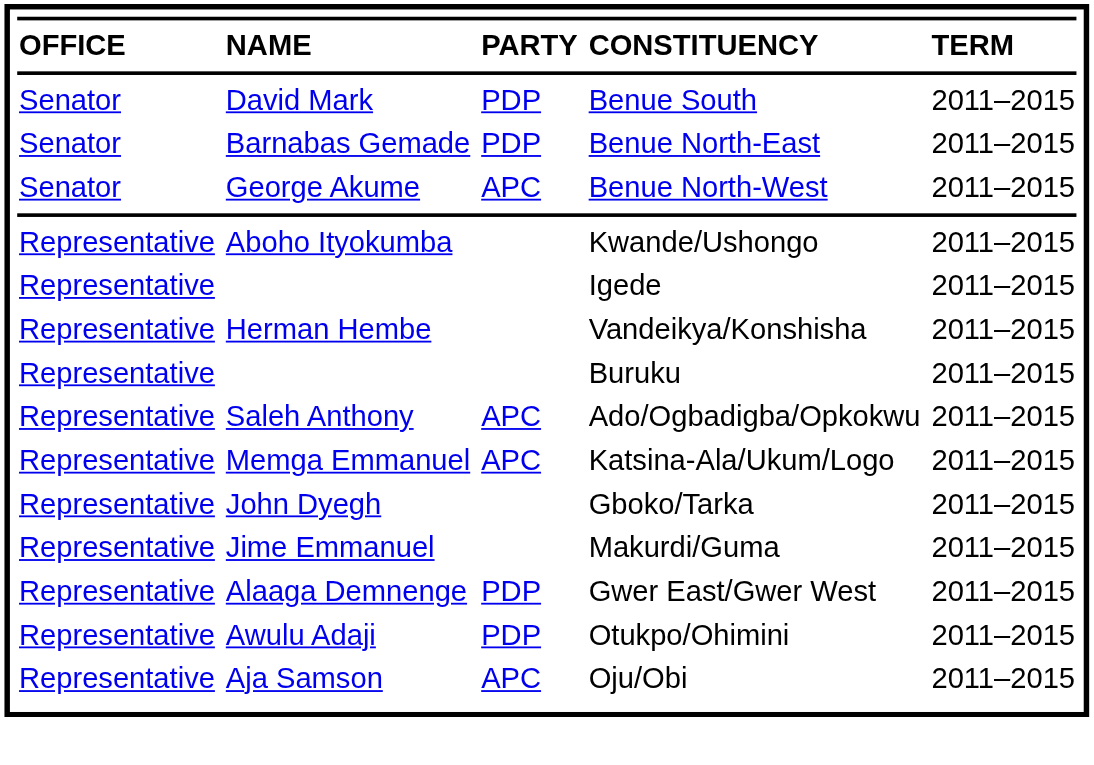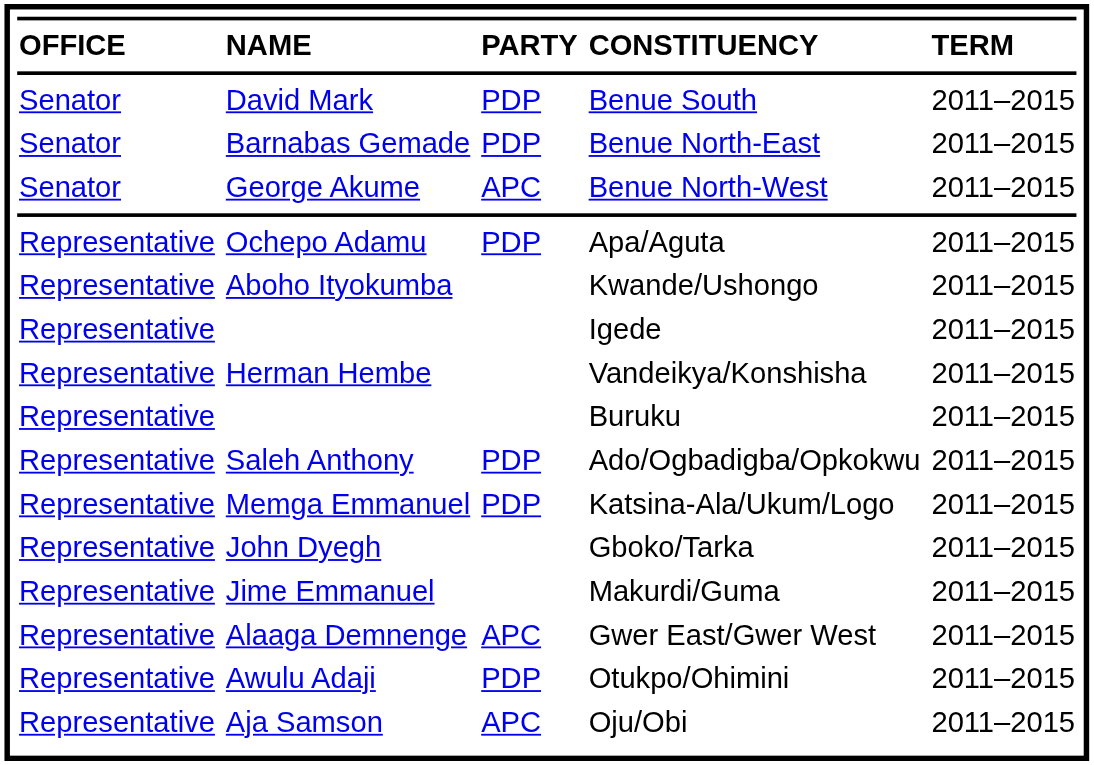+ row: (326, 242)
(511, 416) APC -> (511, 460) PDP
(511, 460) APC -> (511, 504) PDP
(511, 591) PDP -> (511, 635) APC
